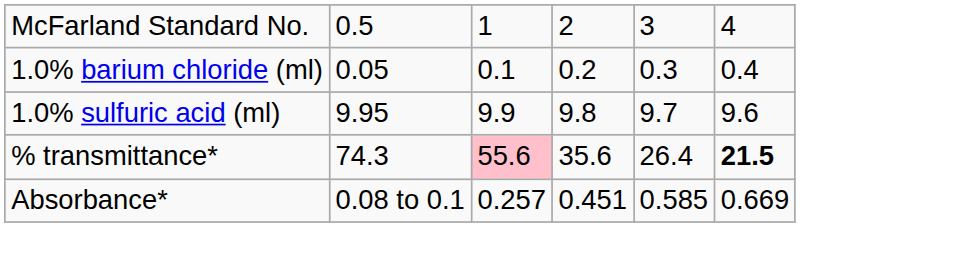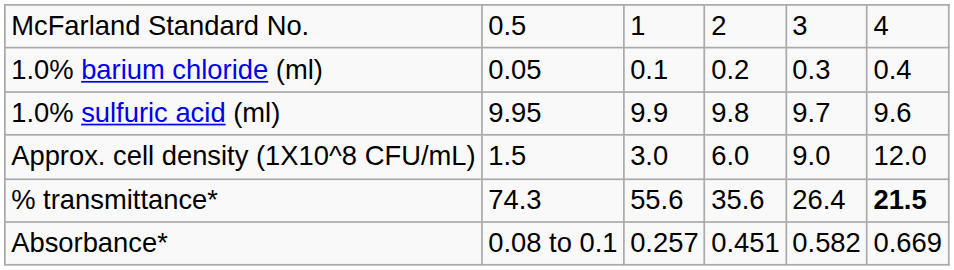+ row: (243, 156)
(504, 156) pink background -> (657, 199) no background
(674, 199) 0.585 -> (827, 243) 0.582
